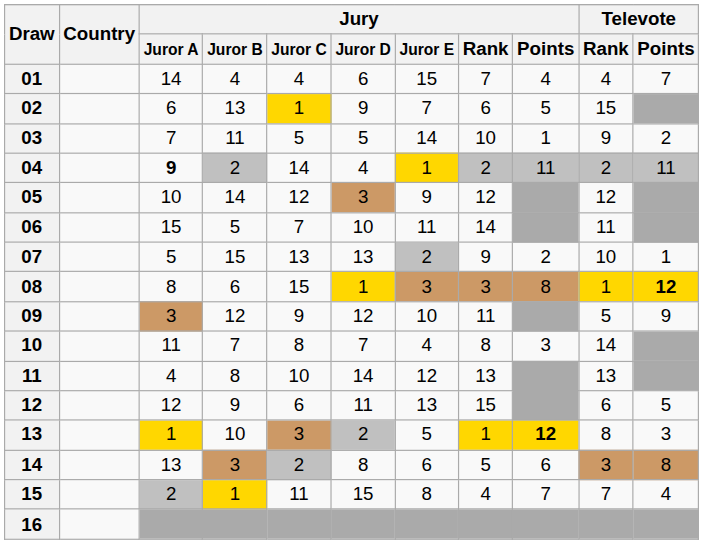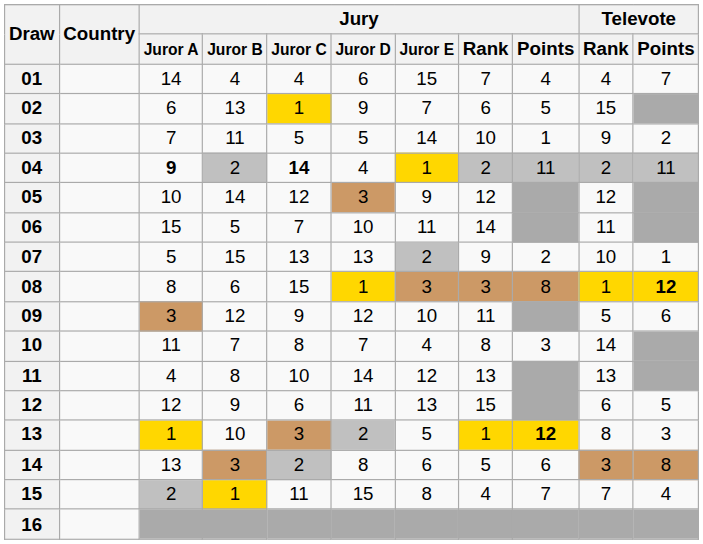(299, 167) normal -> (299, 167) bold
(666, 316) 9 -> (666, 316) 6
